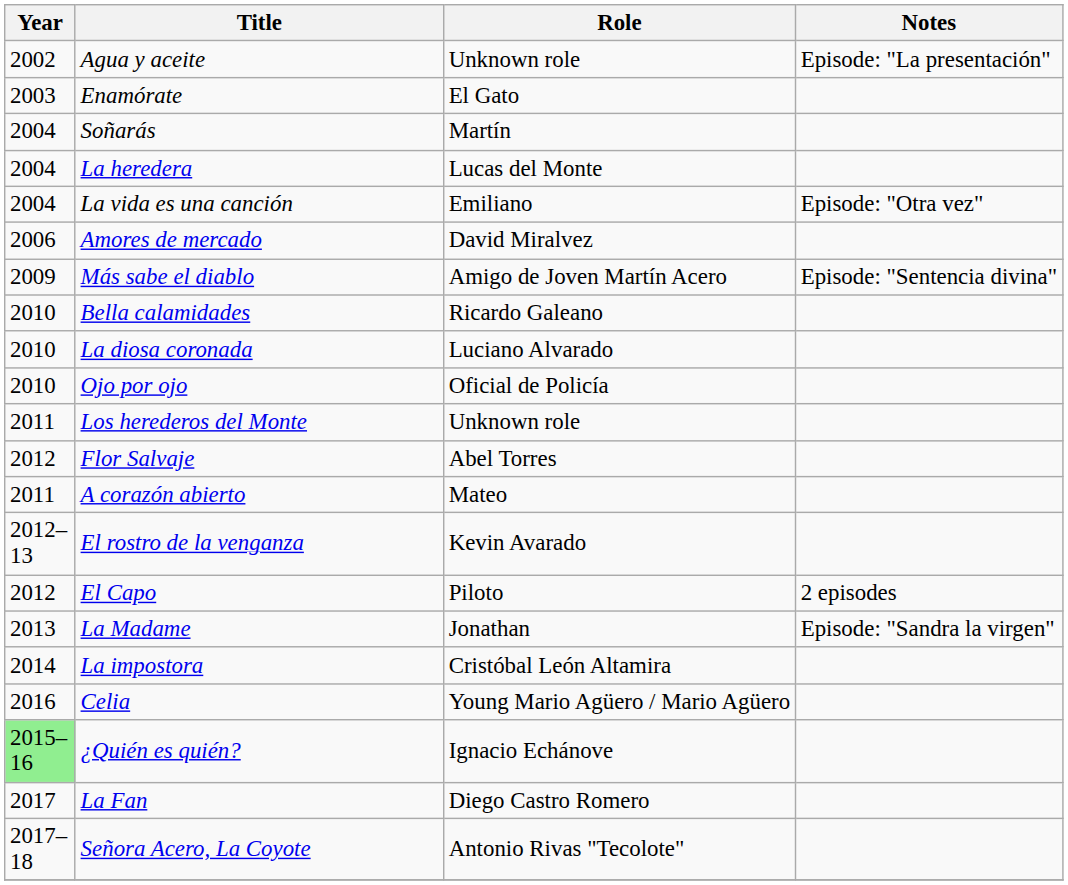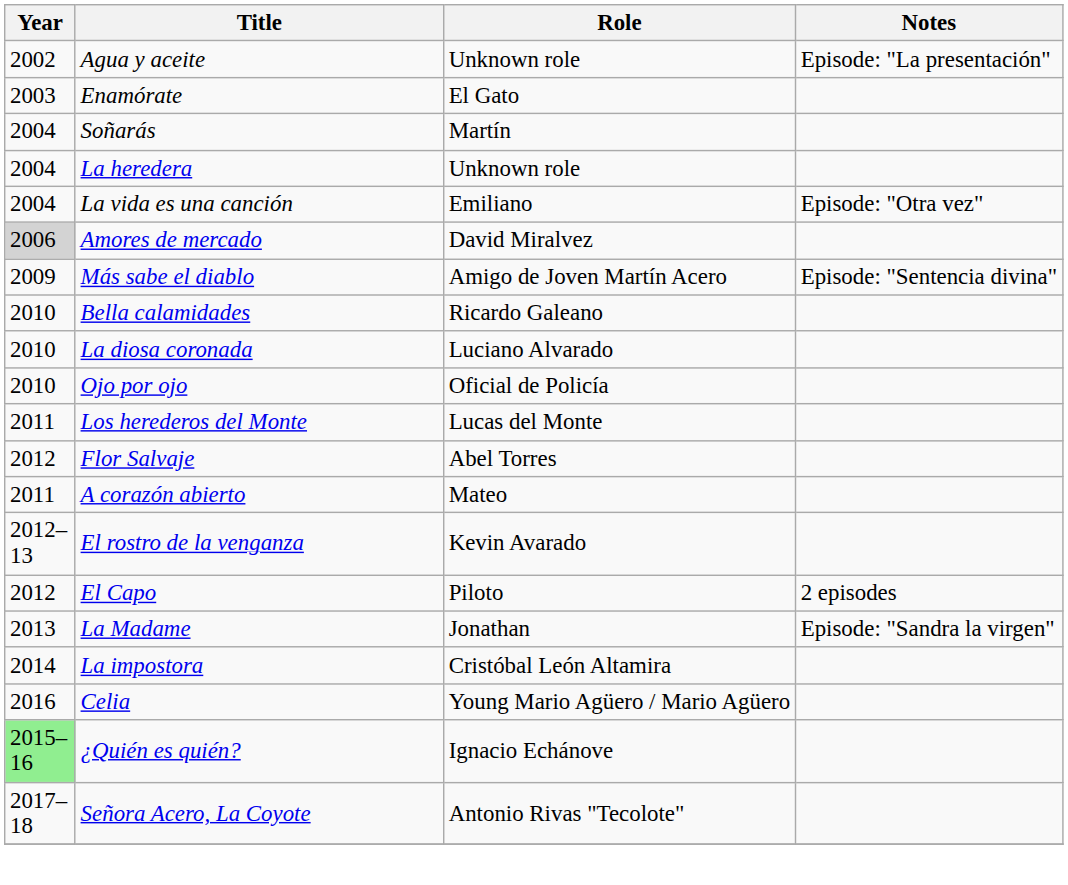(526, 167) Lucas del Monte -> (514, 167) Unknown role
(33, 240) no background -> (33, 240) lightgrey background
(514, 421) Unknown role -> (526, 421) Lucas del Monte
- row: (114, 799)
